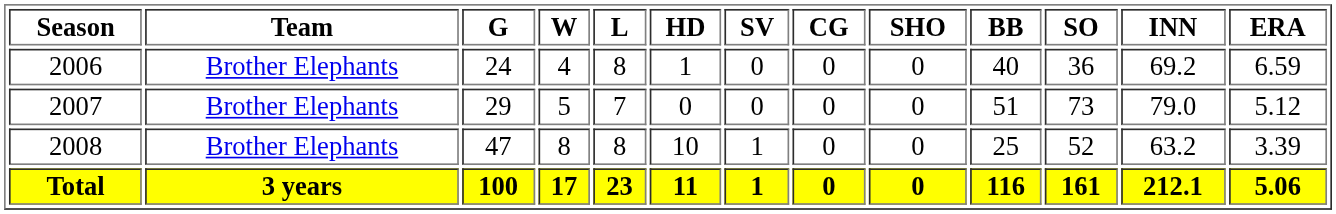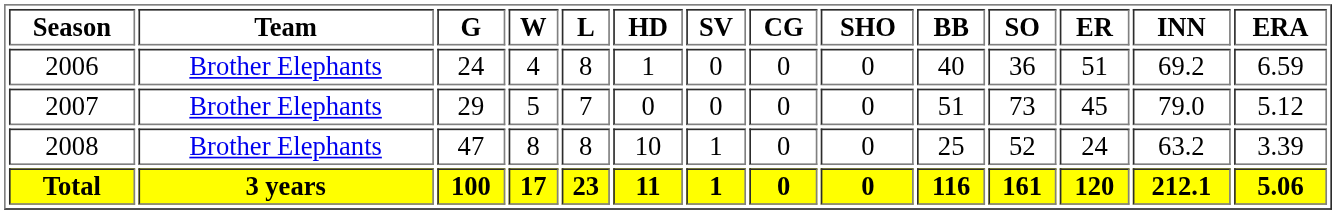+ column: (1094, 26)
